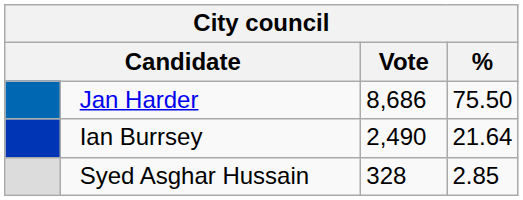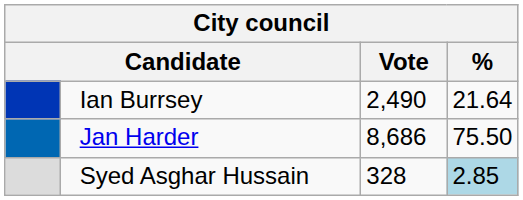rows swapped: (132, 99) <-> (134, 137)
(476, 175) no background -> (476, 175) lightblue background
